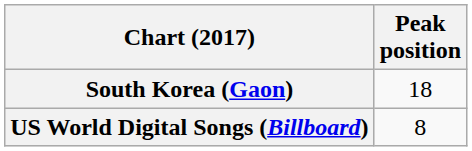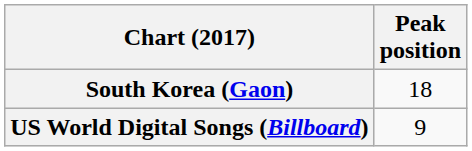(420, 126) 8 -> (420, 126) 9
